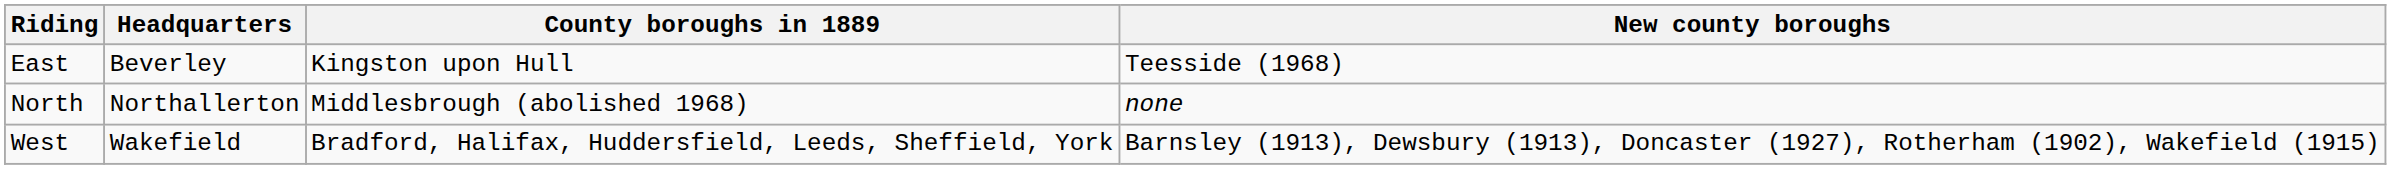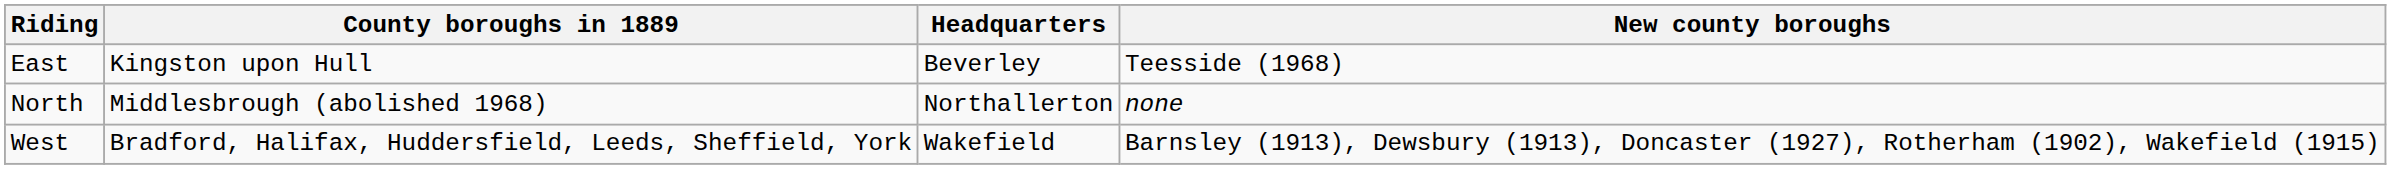columns swapped: (205, 25) <-> (712, 25)
